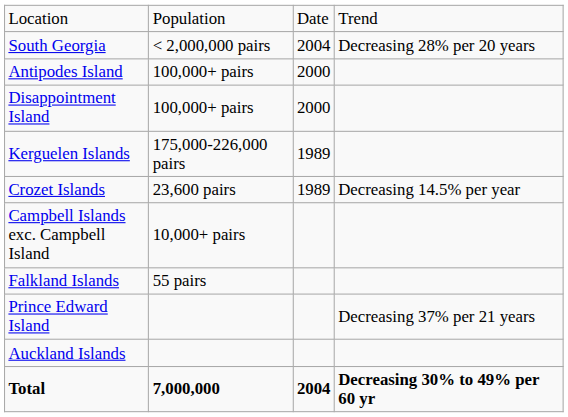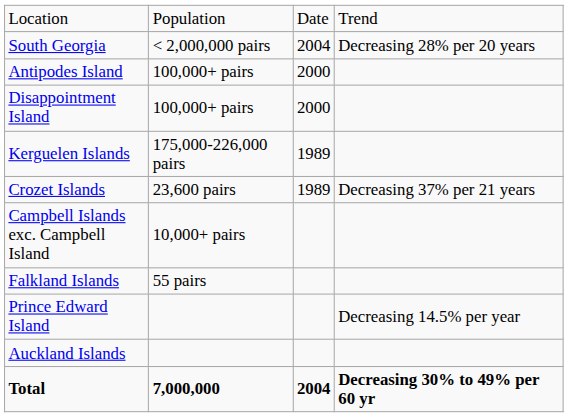(429, 189) Decreasing 14.5% per year -> (437, 189) Decreasing 37% per 21 years
(437, 316) Decreasing 37% per 21 years -> (429, 316) Decreasing 14.5% per year
